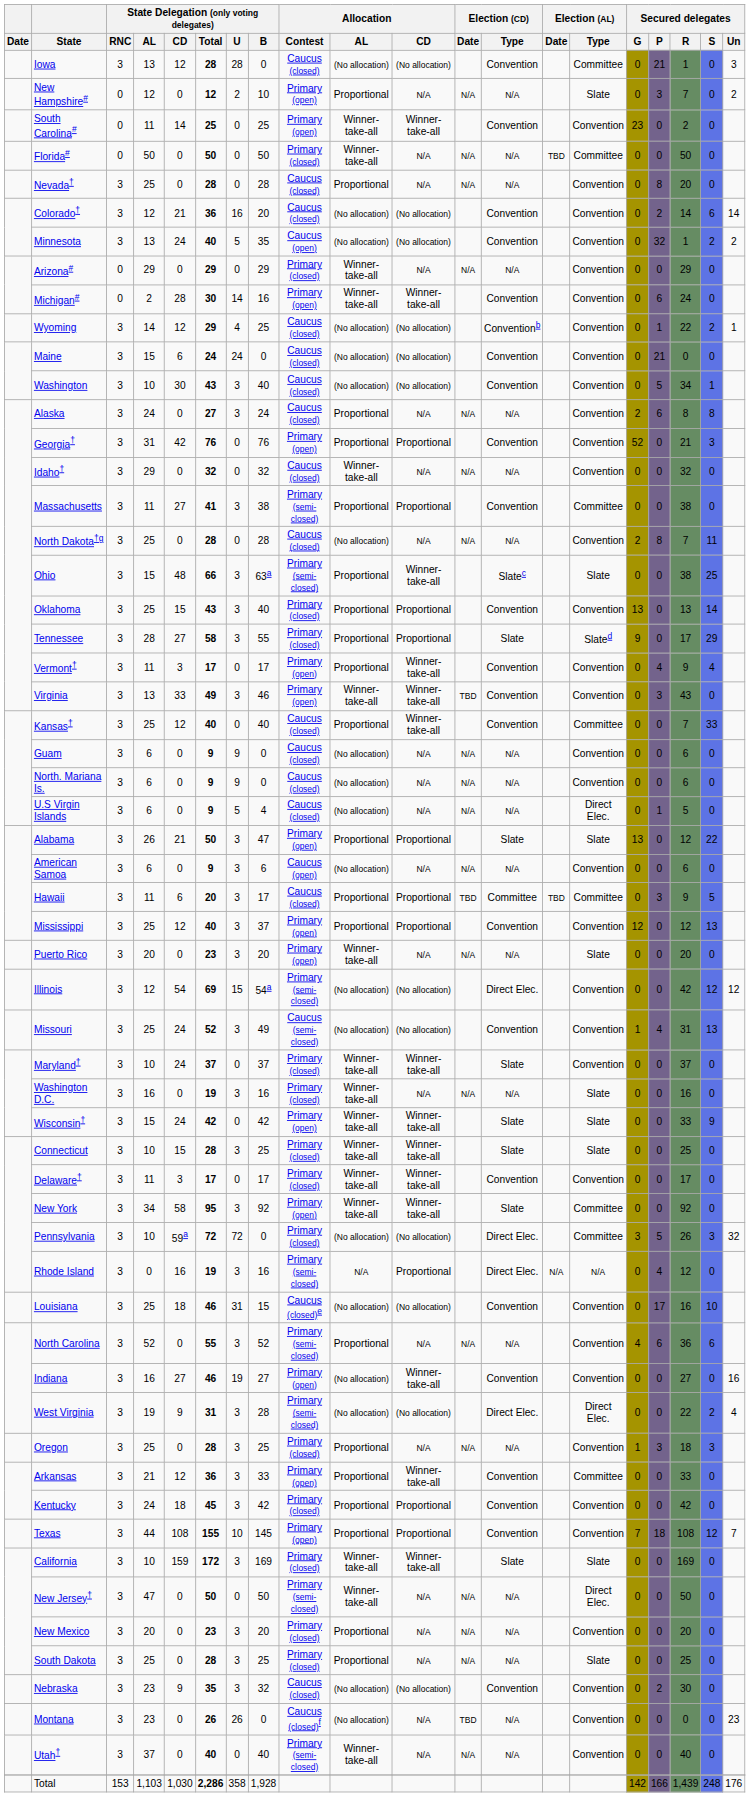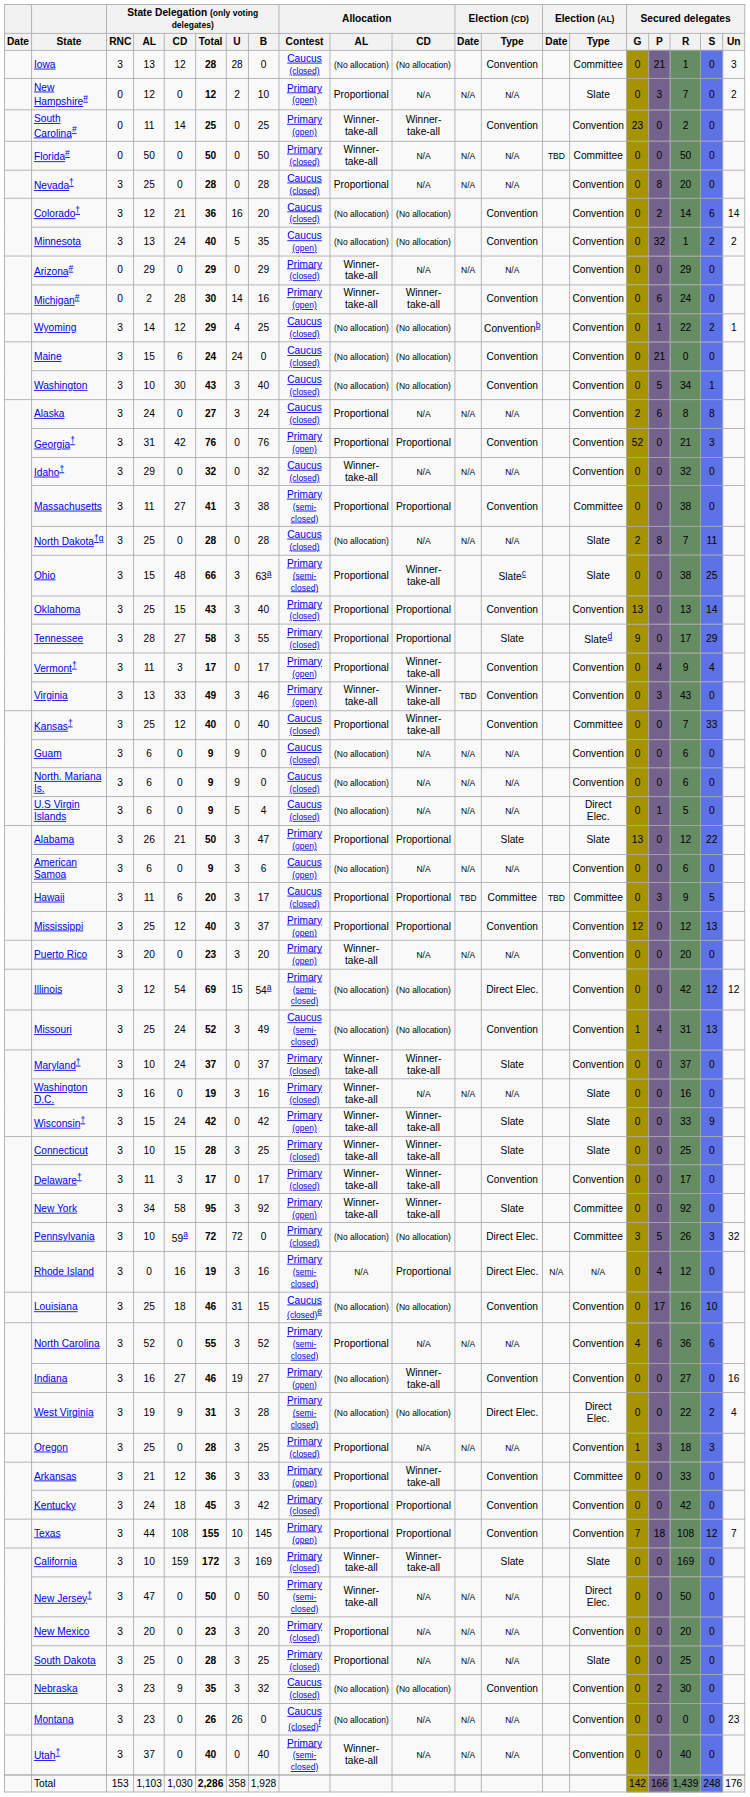(598, 541) Convention -> (598, 541) Slate
(598, 955) Slate -> (598, 955) Convention
(468, 1719) TBD -> (468, 1719) N/A
